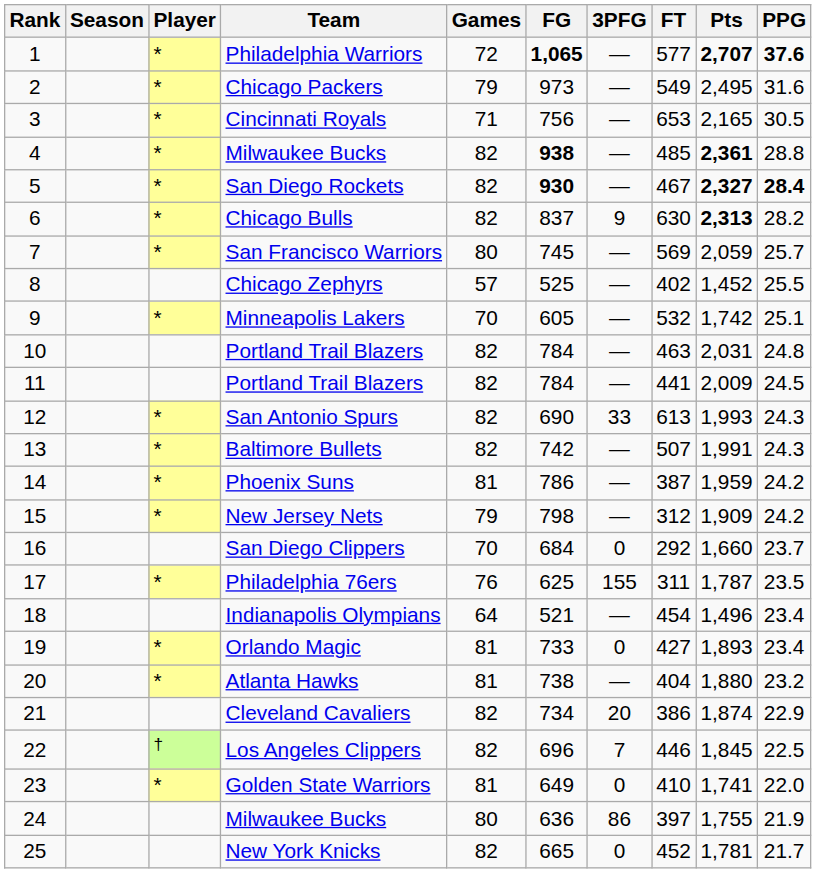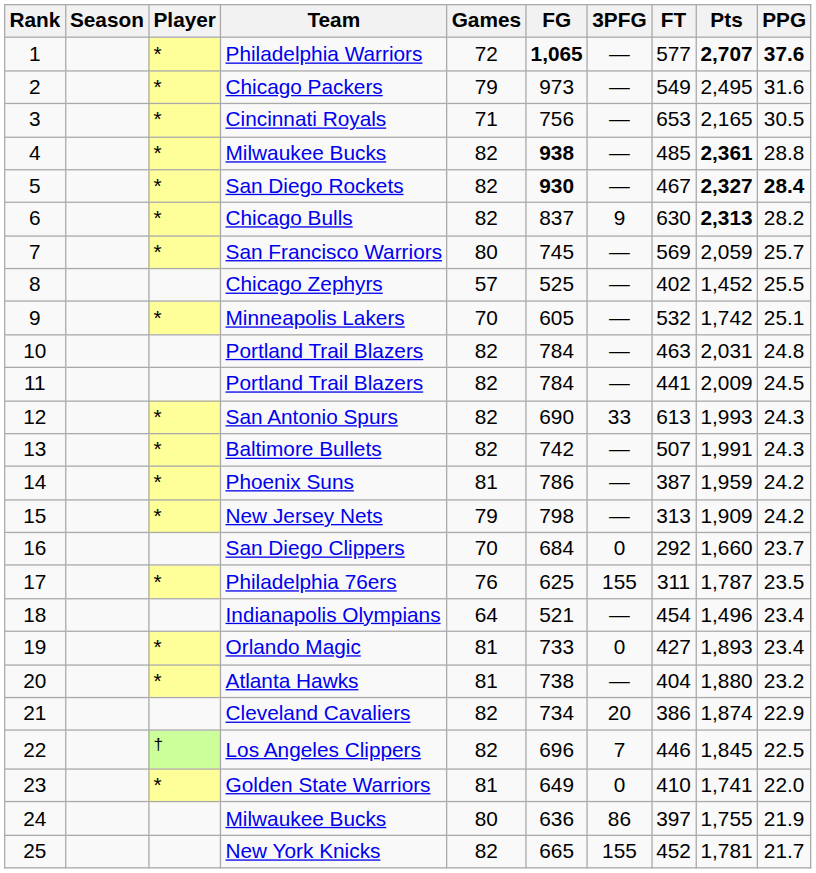(674, 515) 312 -> (674, 515) 313
(619, 851) 0 -> (619, 851) 155
